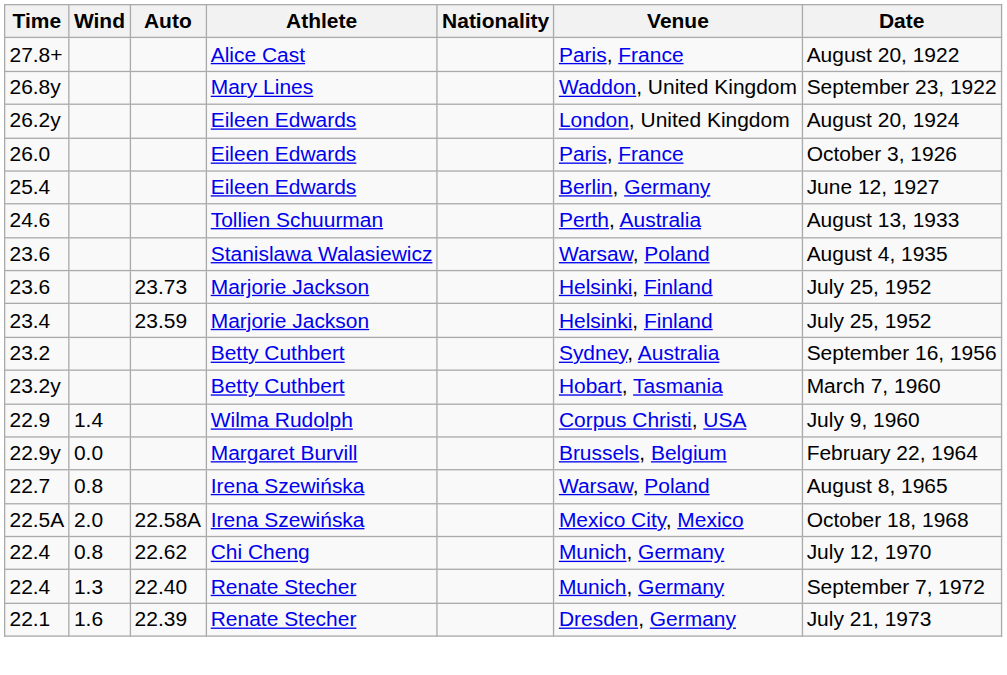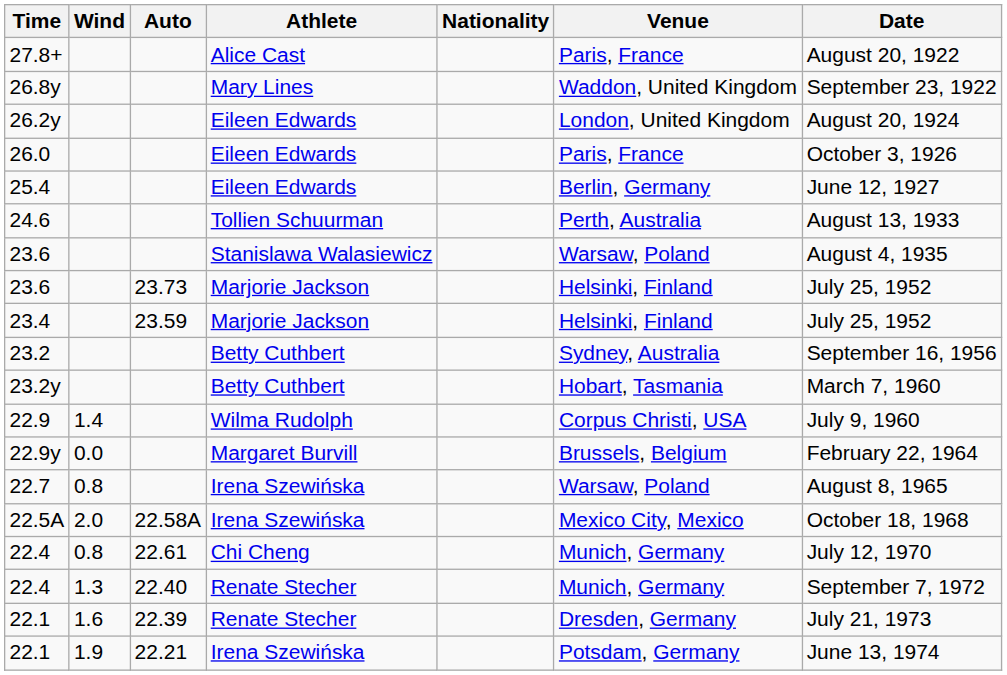(161, 552) 22.62 -> (161, 552) 22.61
+ row: (30, 652)
